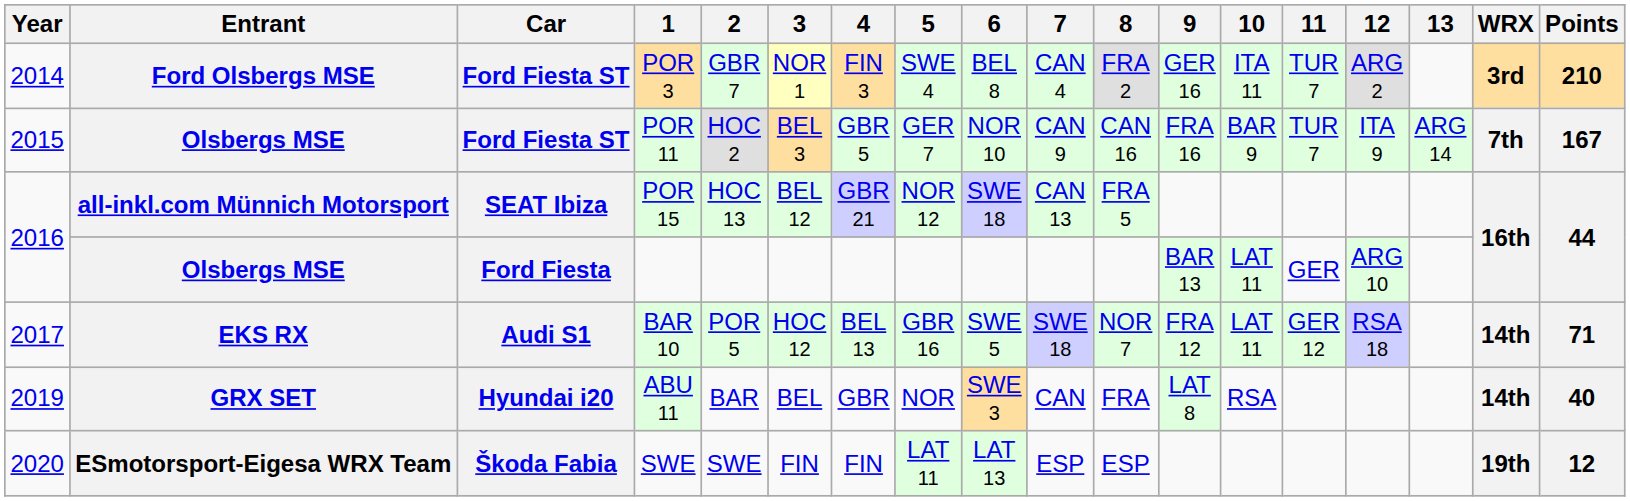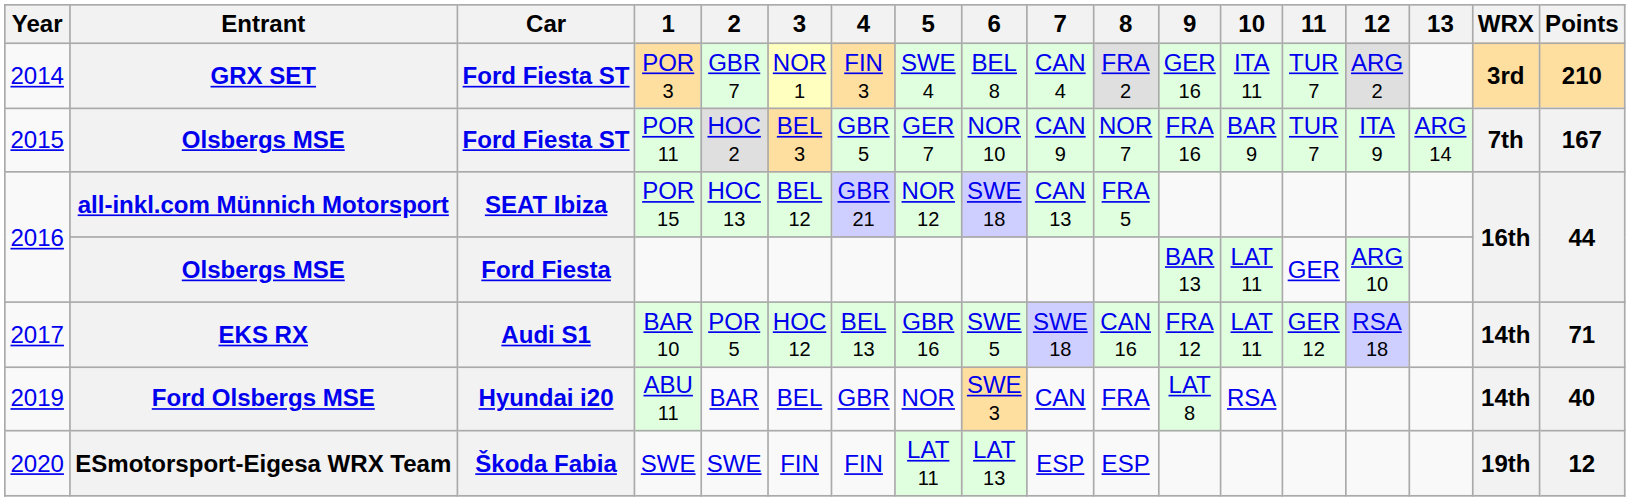(263, 76) Ford Olsbergs MSE -> (263, 76) GRX SET
(1126, 140) CAN 16 -> (1126, 140) NOR 7
(1126, 334) NOR 7 -> (1126, 334) CAN 16
(263, 399) GRX SET -> (263, 399) Ford Olsbergs MSE
